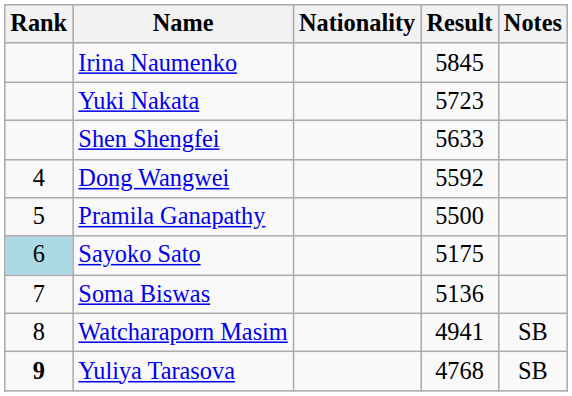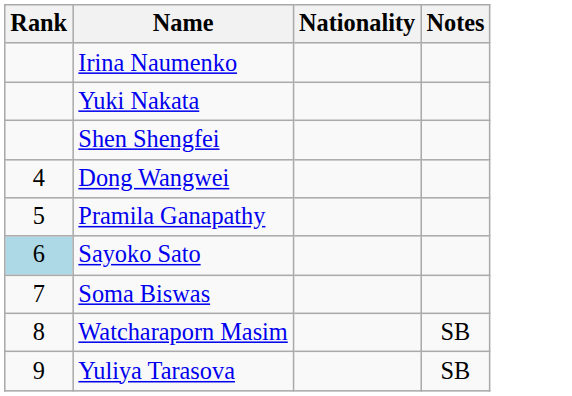- column: (460, 23)
(39, 370) bold -> (39, 370) normal
